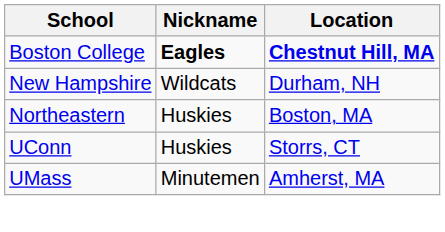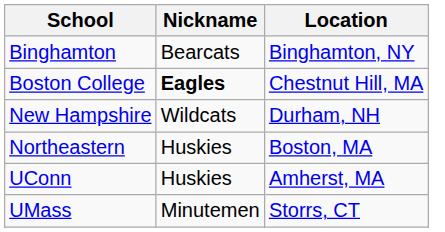+ row: (63, 52)
(352, 52) bold -> (346, 83) normal
(314, 147) Storrs, CT -> (327, 178) Amherst, MA
(327, 178) Amherst, MA -> (314, 210) Storrs, CT
